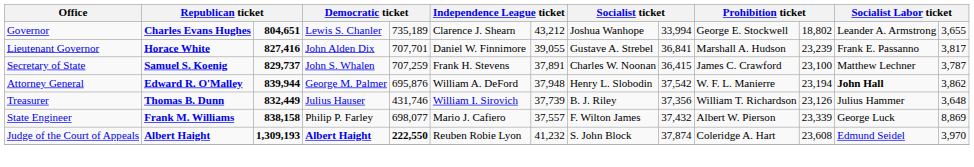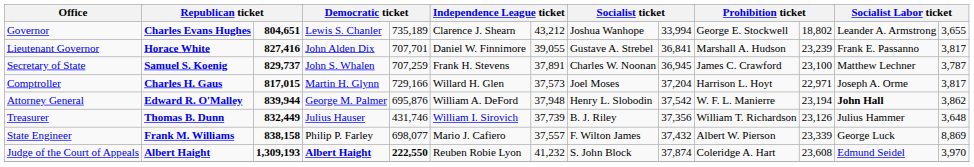(676, 65) 36,415 -> (676, 65) 36,945
+ row: (34, 83)
